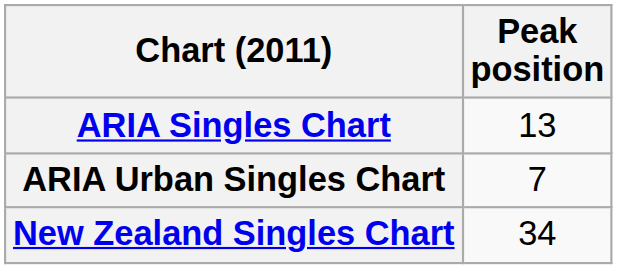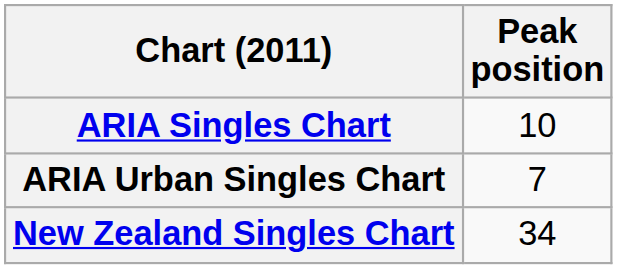(537, 125) 13 -> (537, 125) 10
